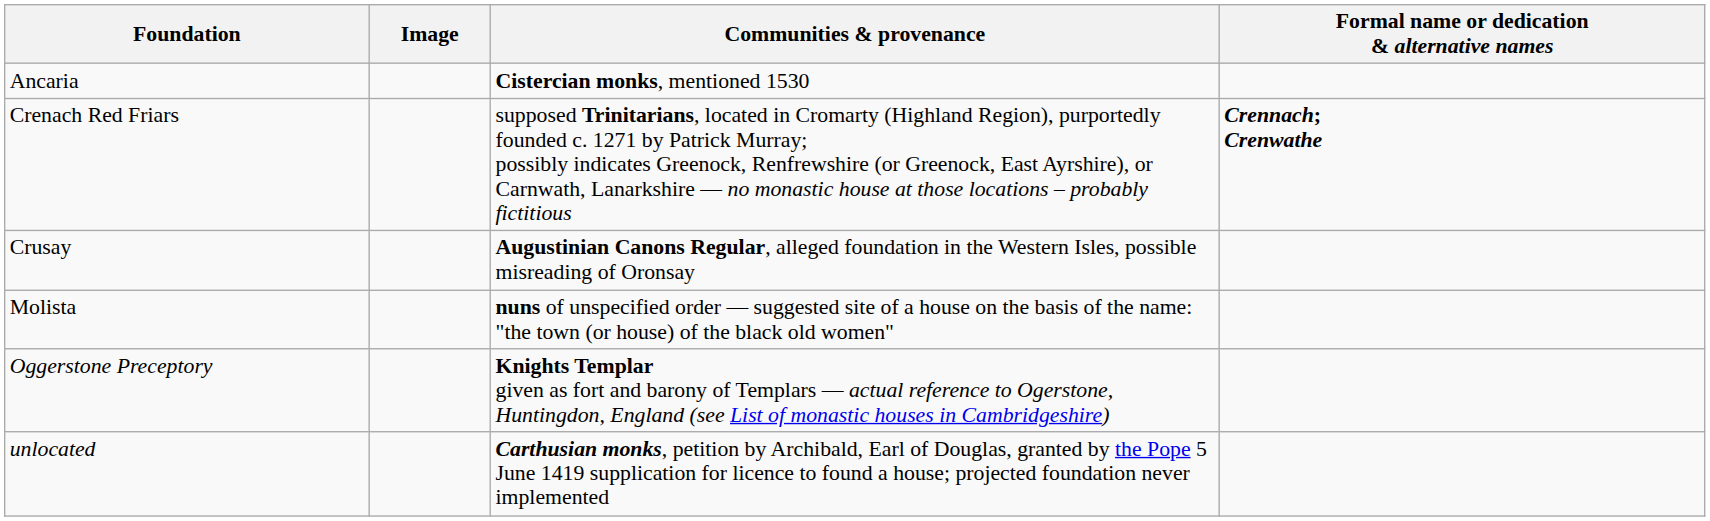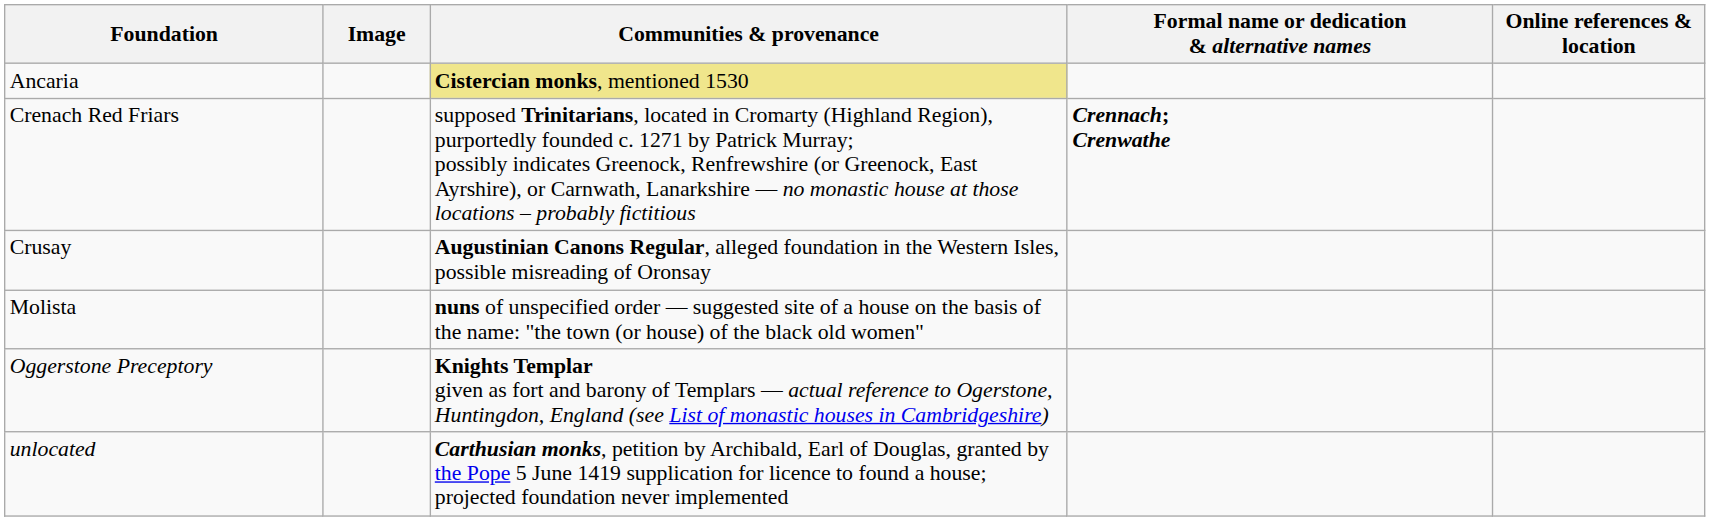+ column: (1599, 33)
(652, 80) no background -> (592, 80) khaki background
